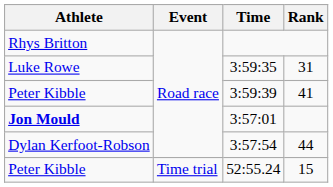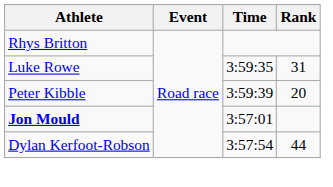(306, 93) 41 -> (298, 93) 20
- row: (253, 170)
